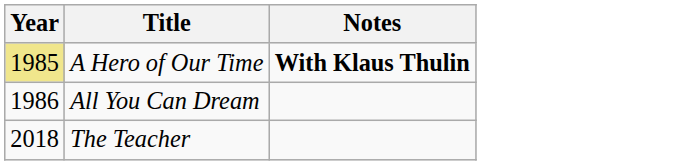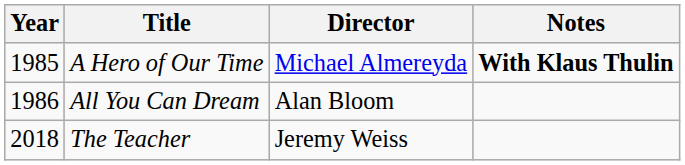+ column: (371, 23)
(35, 62) khaki background -> (35, 62) no background
